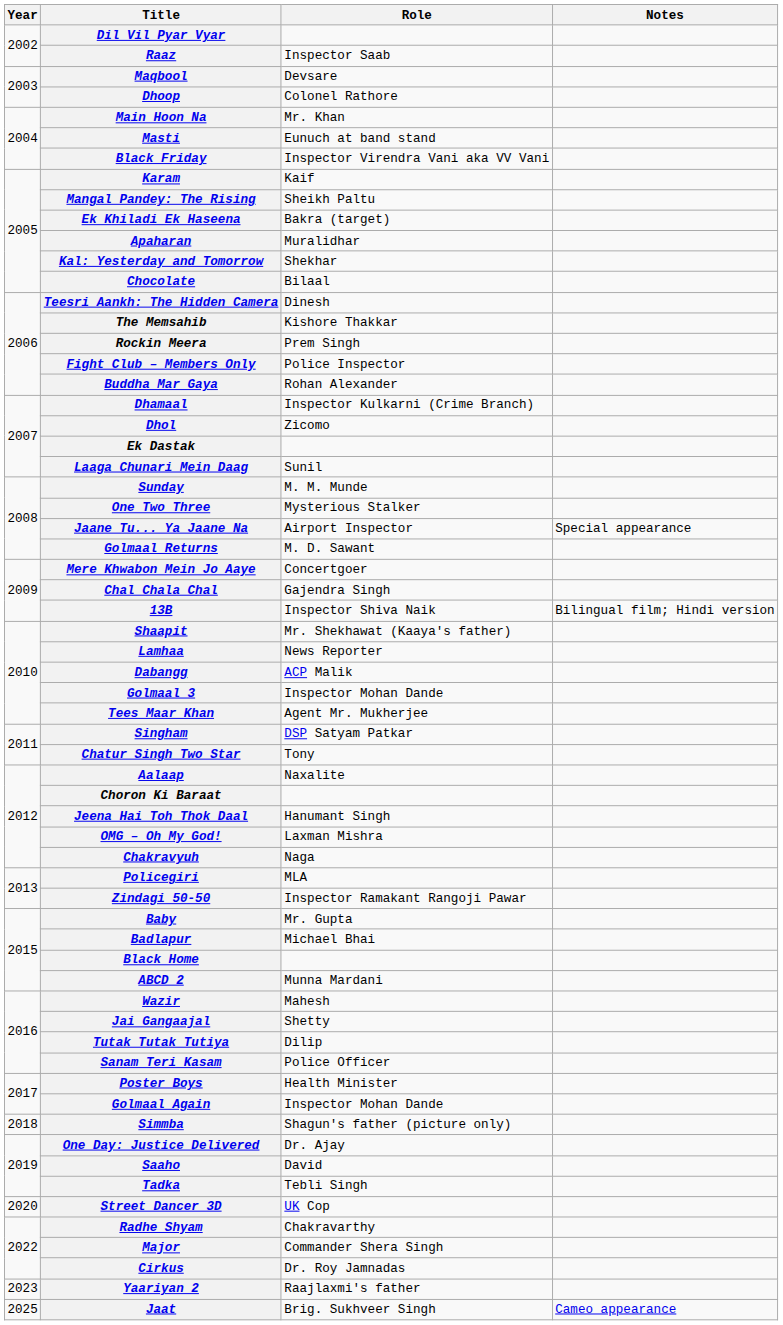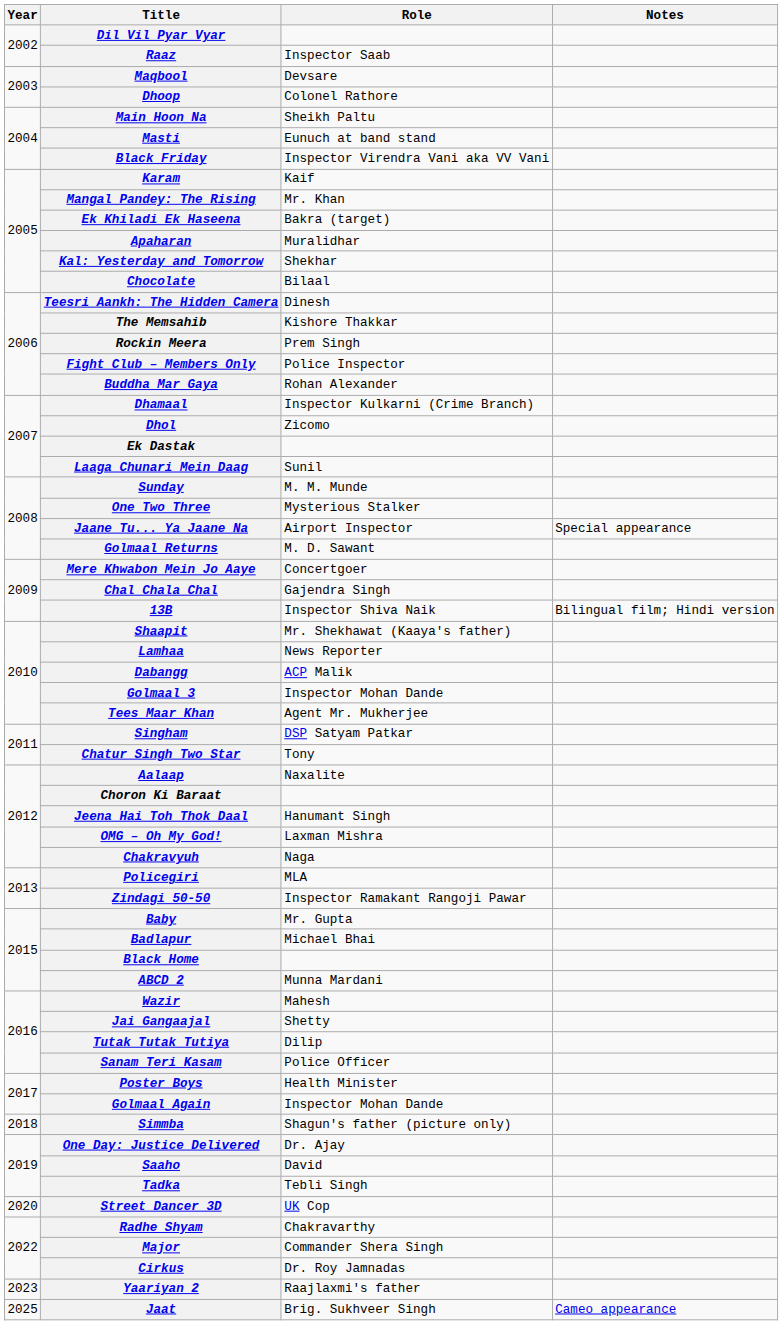(315, 118) Mr. Khan -> (330, 118) Sheikh Paltu
(330, 200) Sheikh Paltu -> (315, 200) Mr. Khan
